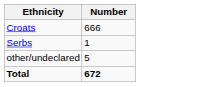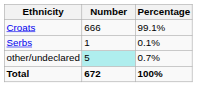+ column: (164, 12)
(87, 58) no background -> (87, 58) paleturquoise background
